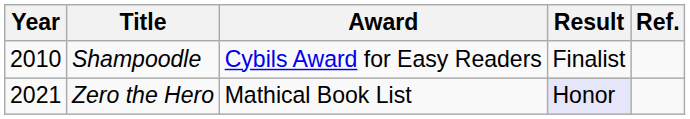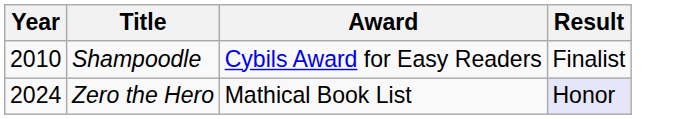- column: (658, 22)
(36, 95) 2021 -> (36, 95) 2024
